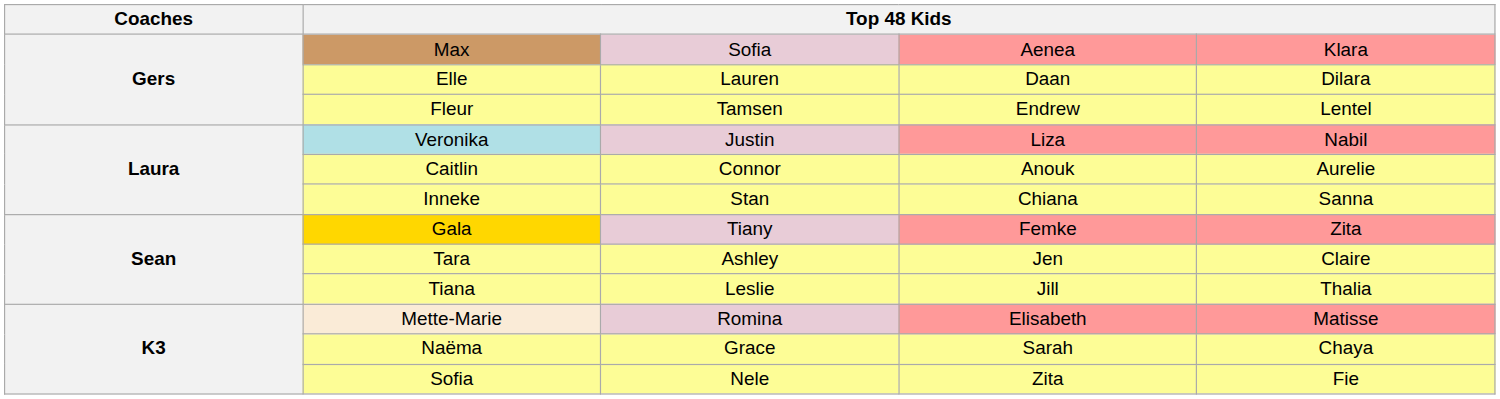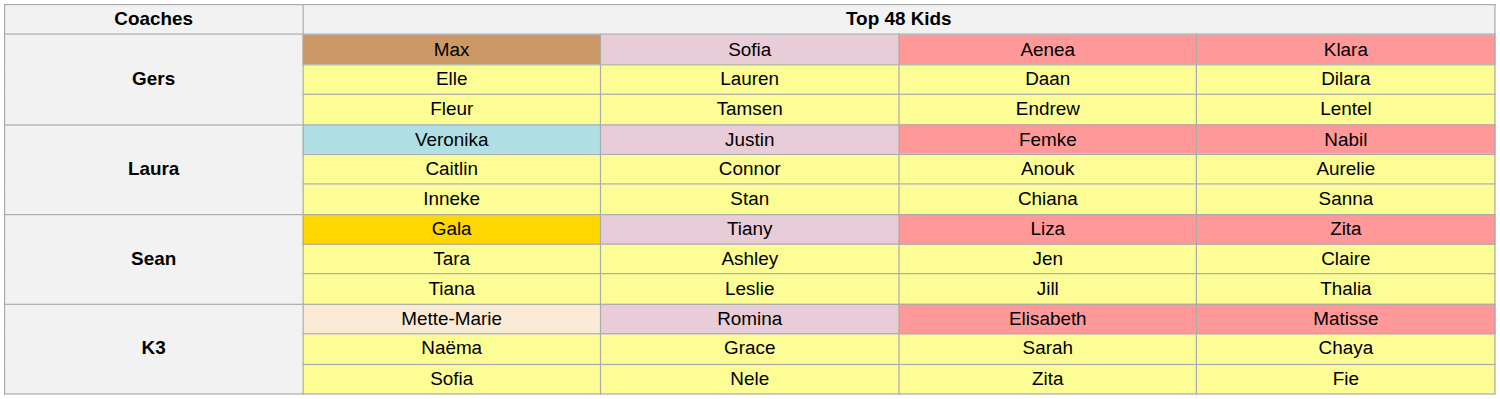(1048, 139) Liza -> (1048, 139) Femke
(1048, 229) Femke -> (1048, 229) Liza
